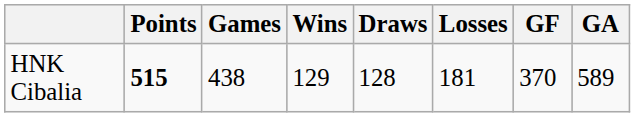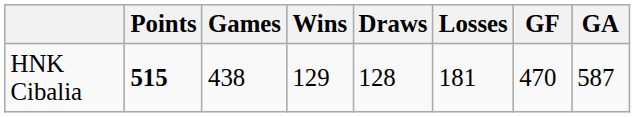(538, 77) 370 -> (538, 77) 470
(596, 77) 589 -> (596, 77) 587
